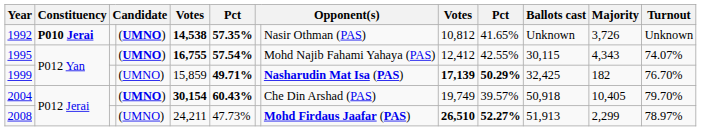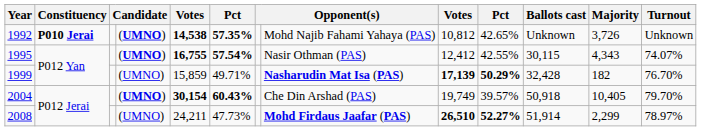(315, 34) Nasir Othman (PAS) -> (350, 34) Mohd Najib Fahami Yahaya (PAS)
(500, 34) 41.65% -> (500, 34) 42.65%
(350, 55) Mohd Najib Fahami Yahaya (PAS) -> (315, 55) Nasir Othman (PAS)
(232, 75) bold -> (231, 75) normal
(543, 75) 32,425 -> (543, 75) 32,428
(543, 116) 51,913 -> (543, 116) 51,914
